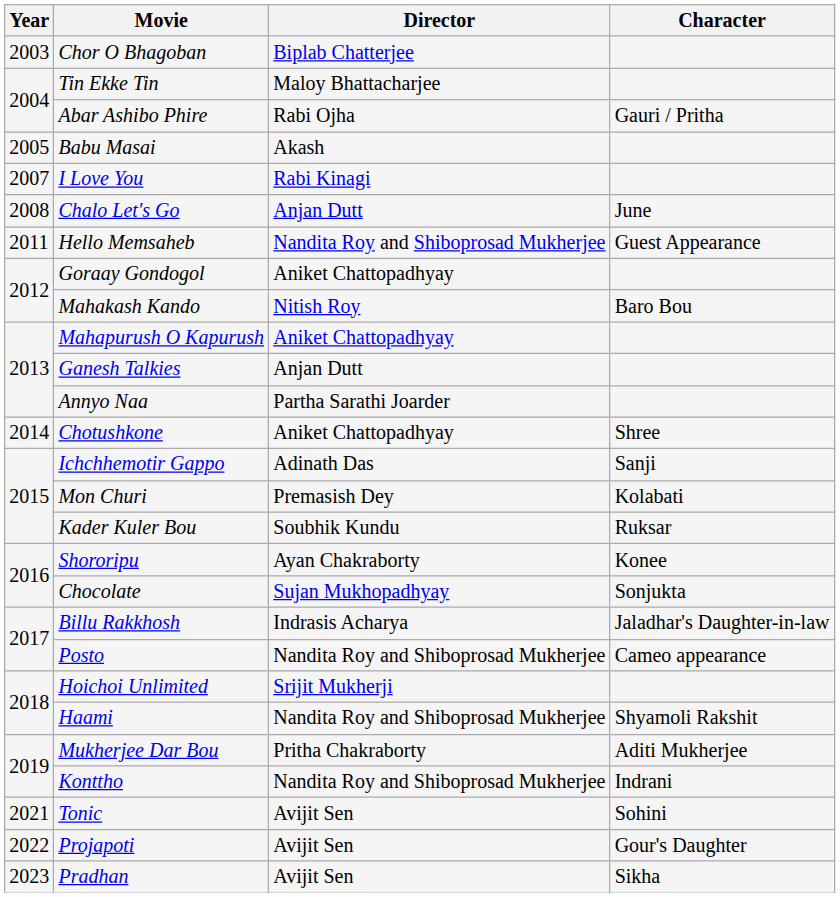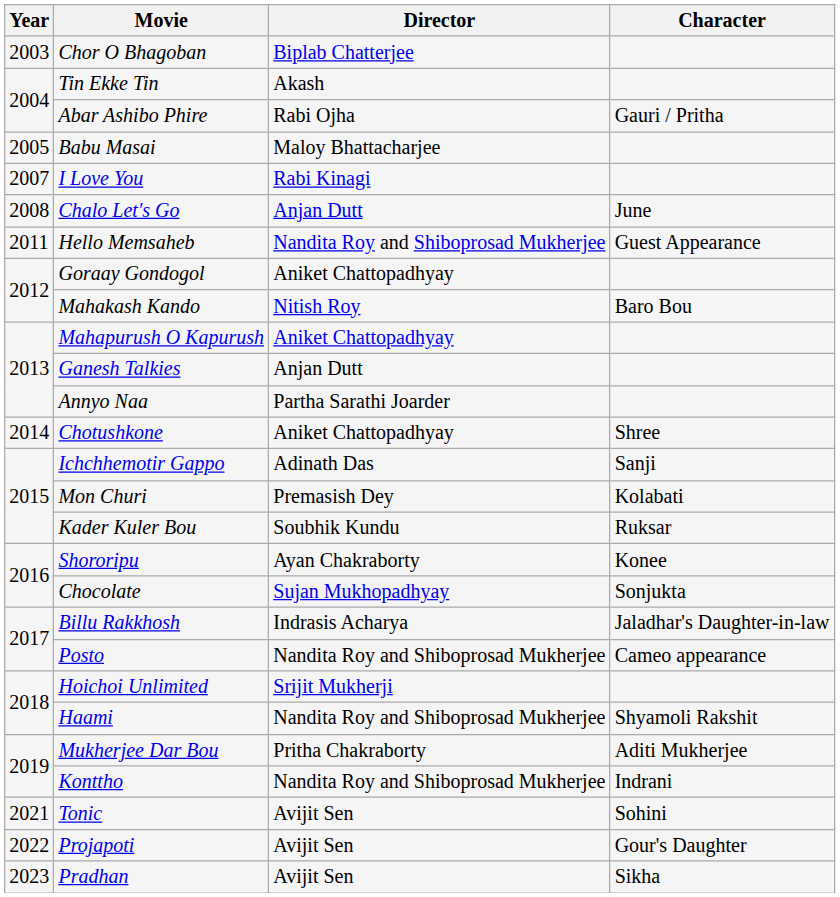(357, 83) Maloy Bhattacharjee -> (299, 83) Akash
(299, 147) Akash -> (357, 147) Maloy Bhattacharjee
